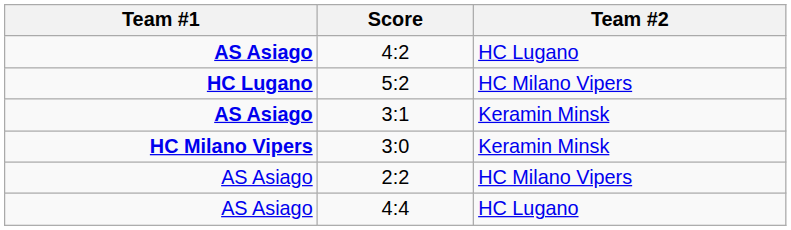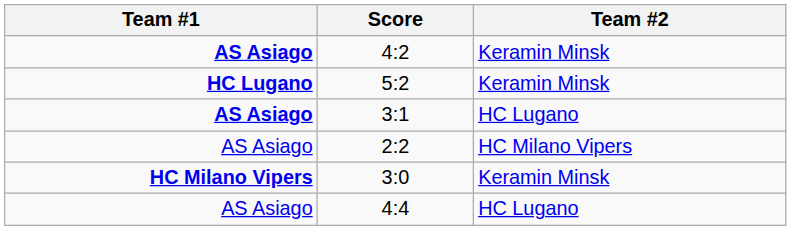(528, 51) HC Lugano -> (544, 51) Keramin Minsk
(555, 83) HC Milano Vipers -> (544, 83) Keramin Minsk
(544, 114) Keramin Minsk -> (528, 114) HC Lugano
rows swapped: (395, 177) <-> (395, 146)
